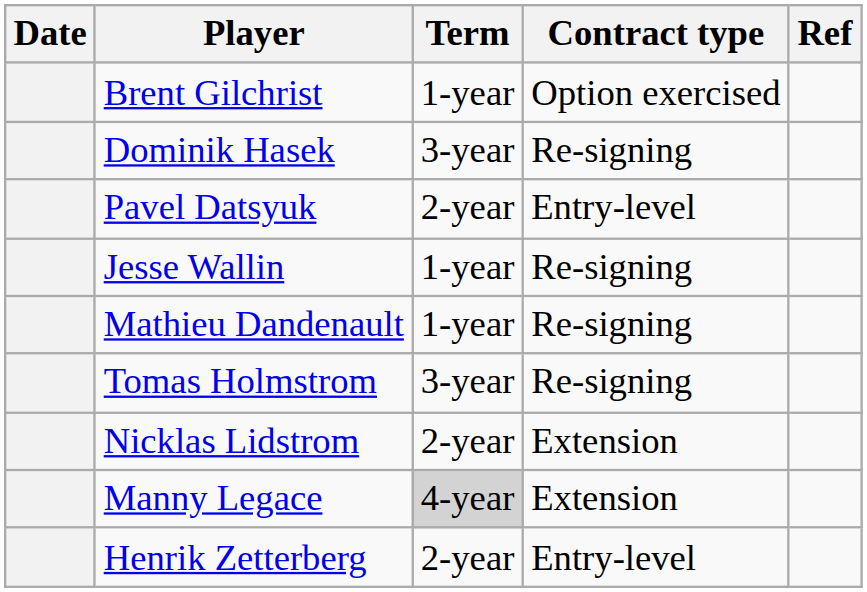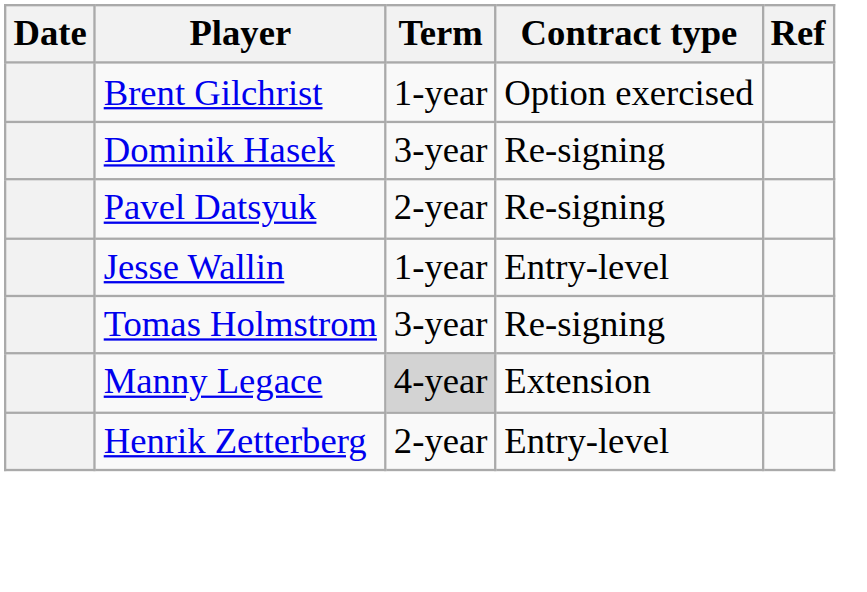(614, 207) Entry-level -> (585, 207) Re-signing
(612, 265) Re-signing -> (587, 265) Entry-level
- row: (254, 324)
- row: (231, 440)
